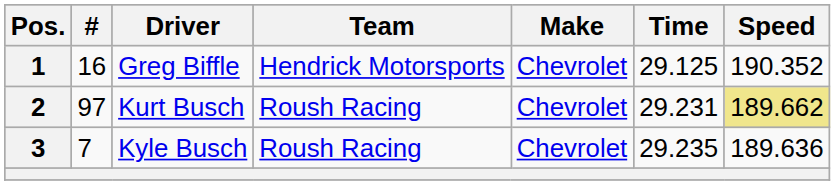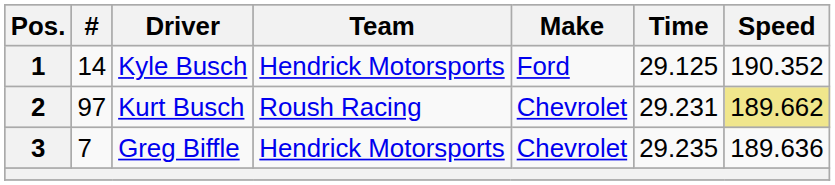(92, 66) 16 -> (92, 66) 14
(179, 66) Greg Biffle -> (183, 66) Kyle Busch
(572, 66) Chevrolet -> (543, 66) Ford
(183, 148) Kyle Busch -> (179, 148) Greg Biffle
(340, 148) Roush Racing -> (382, 148) Hendrick Motorsports
